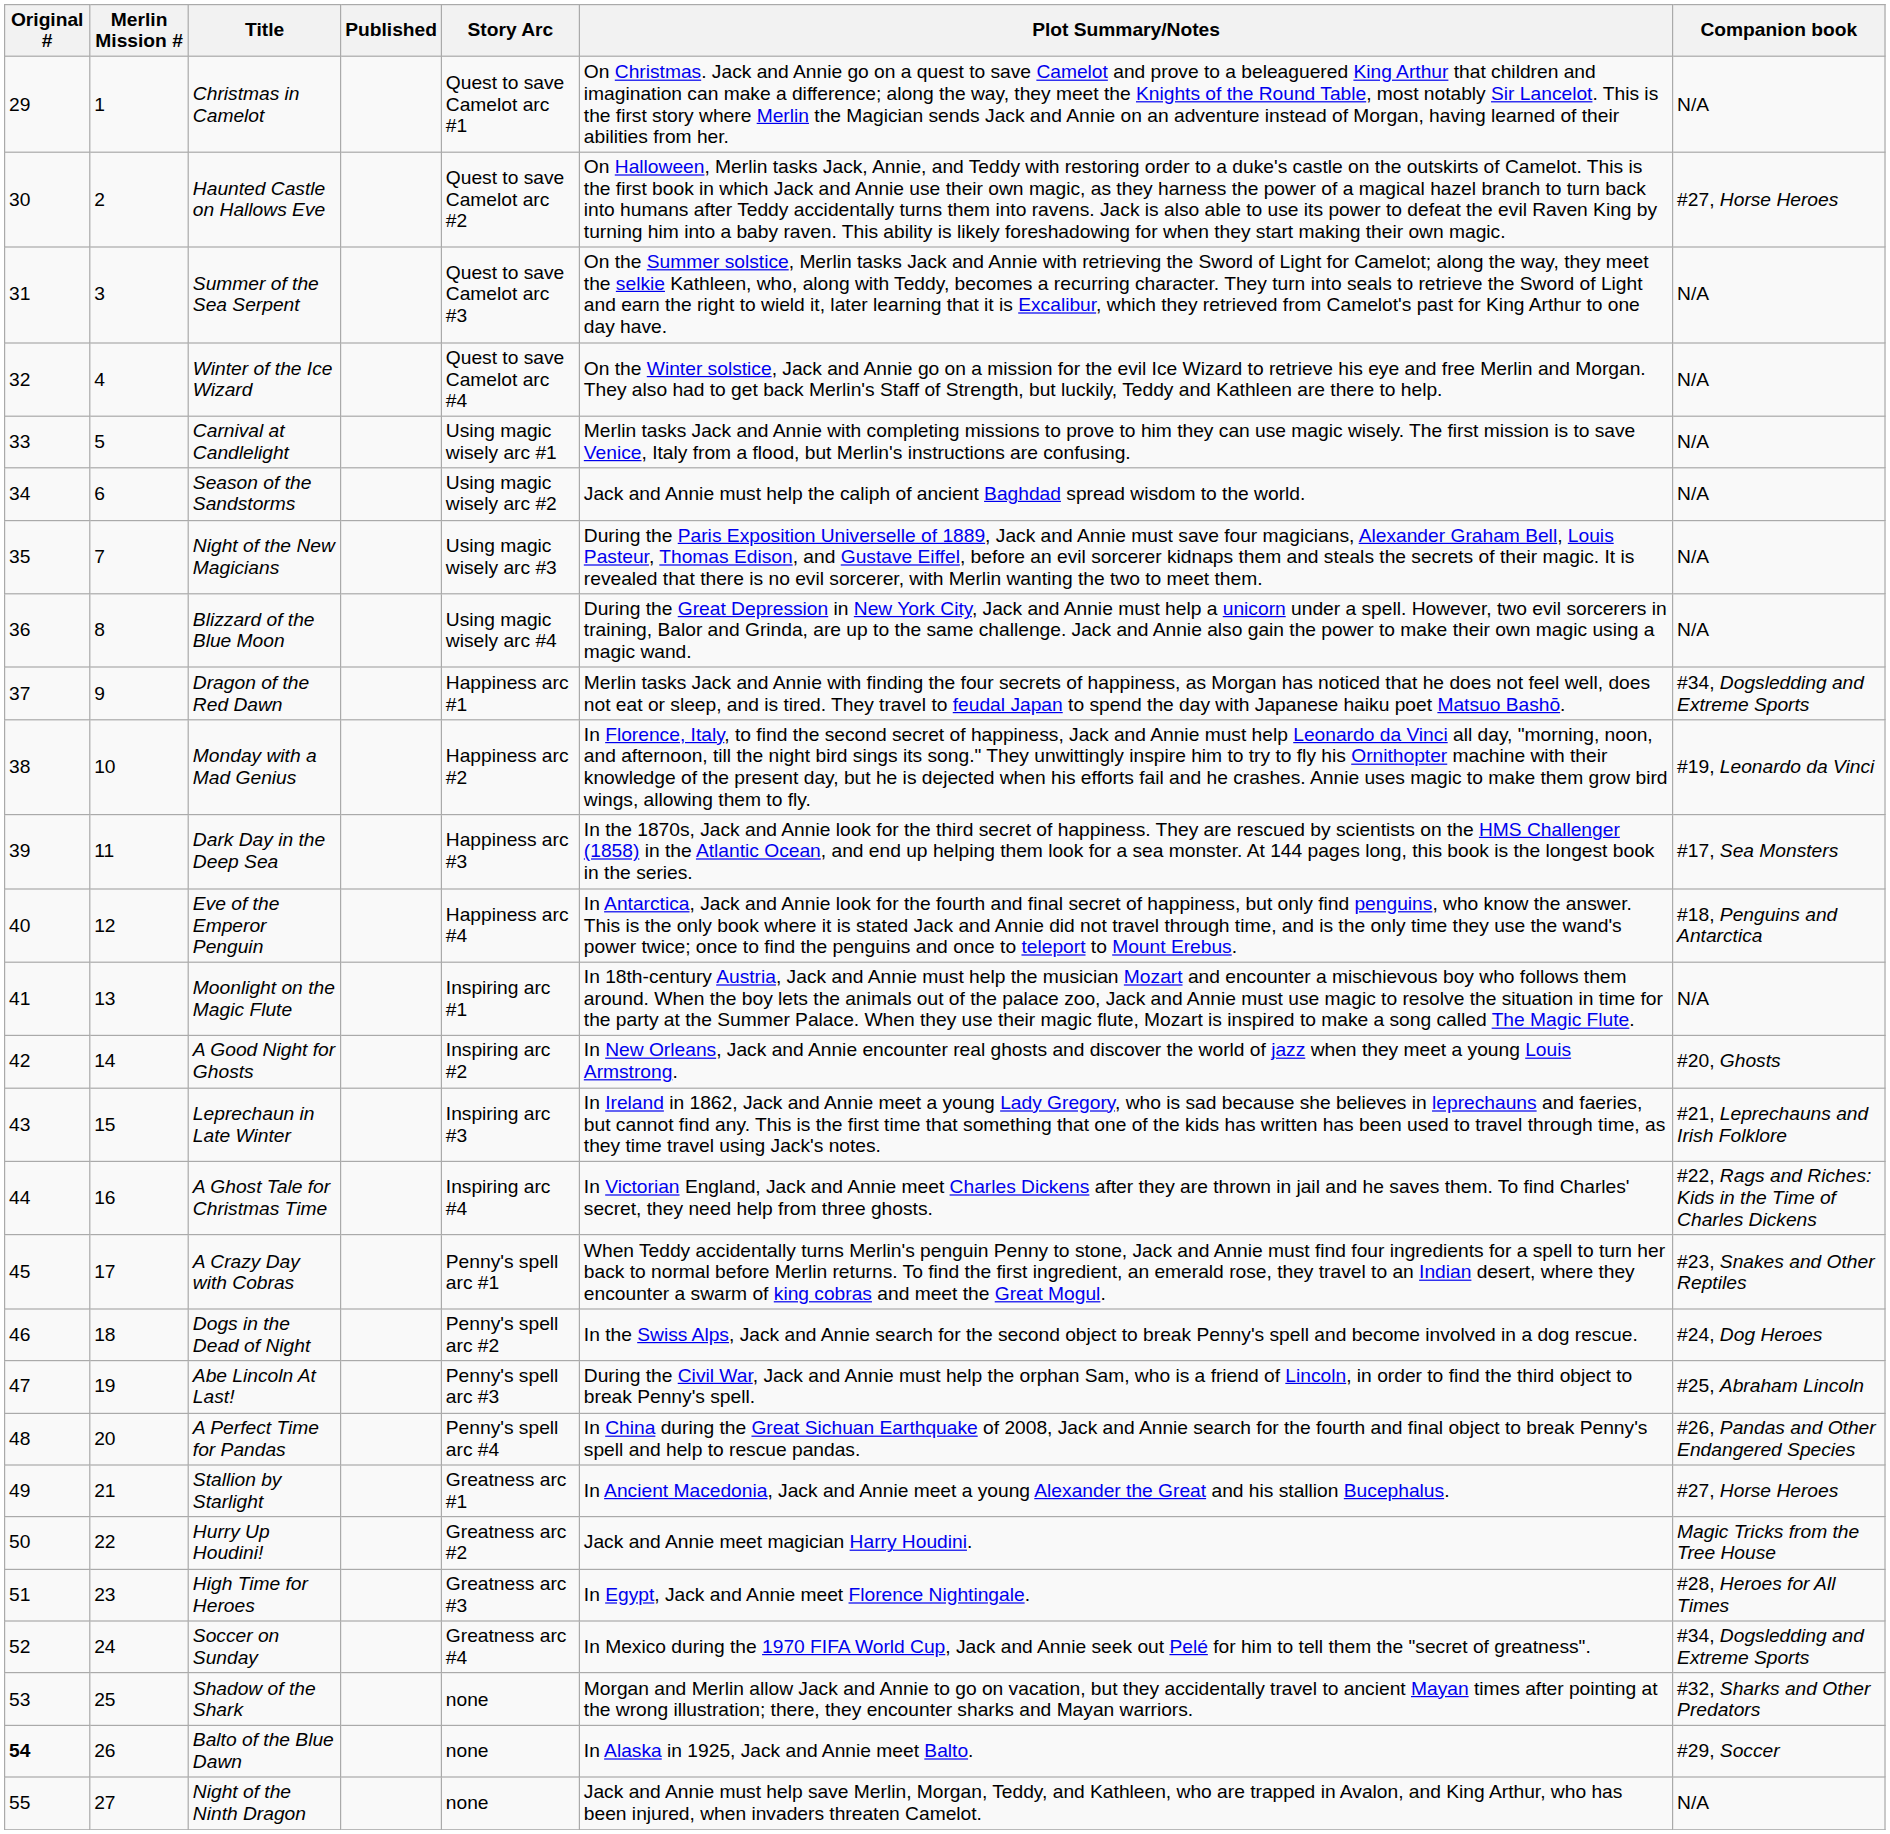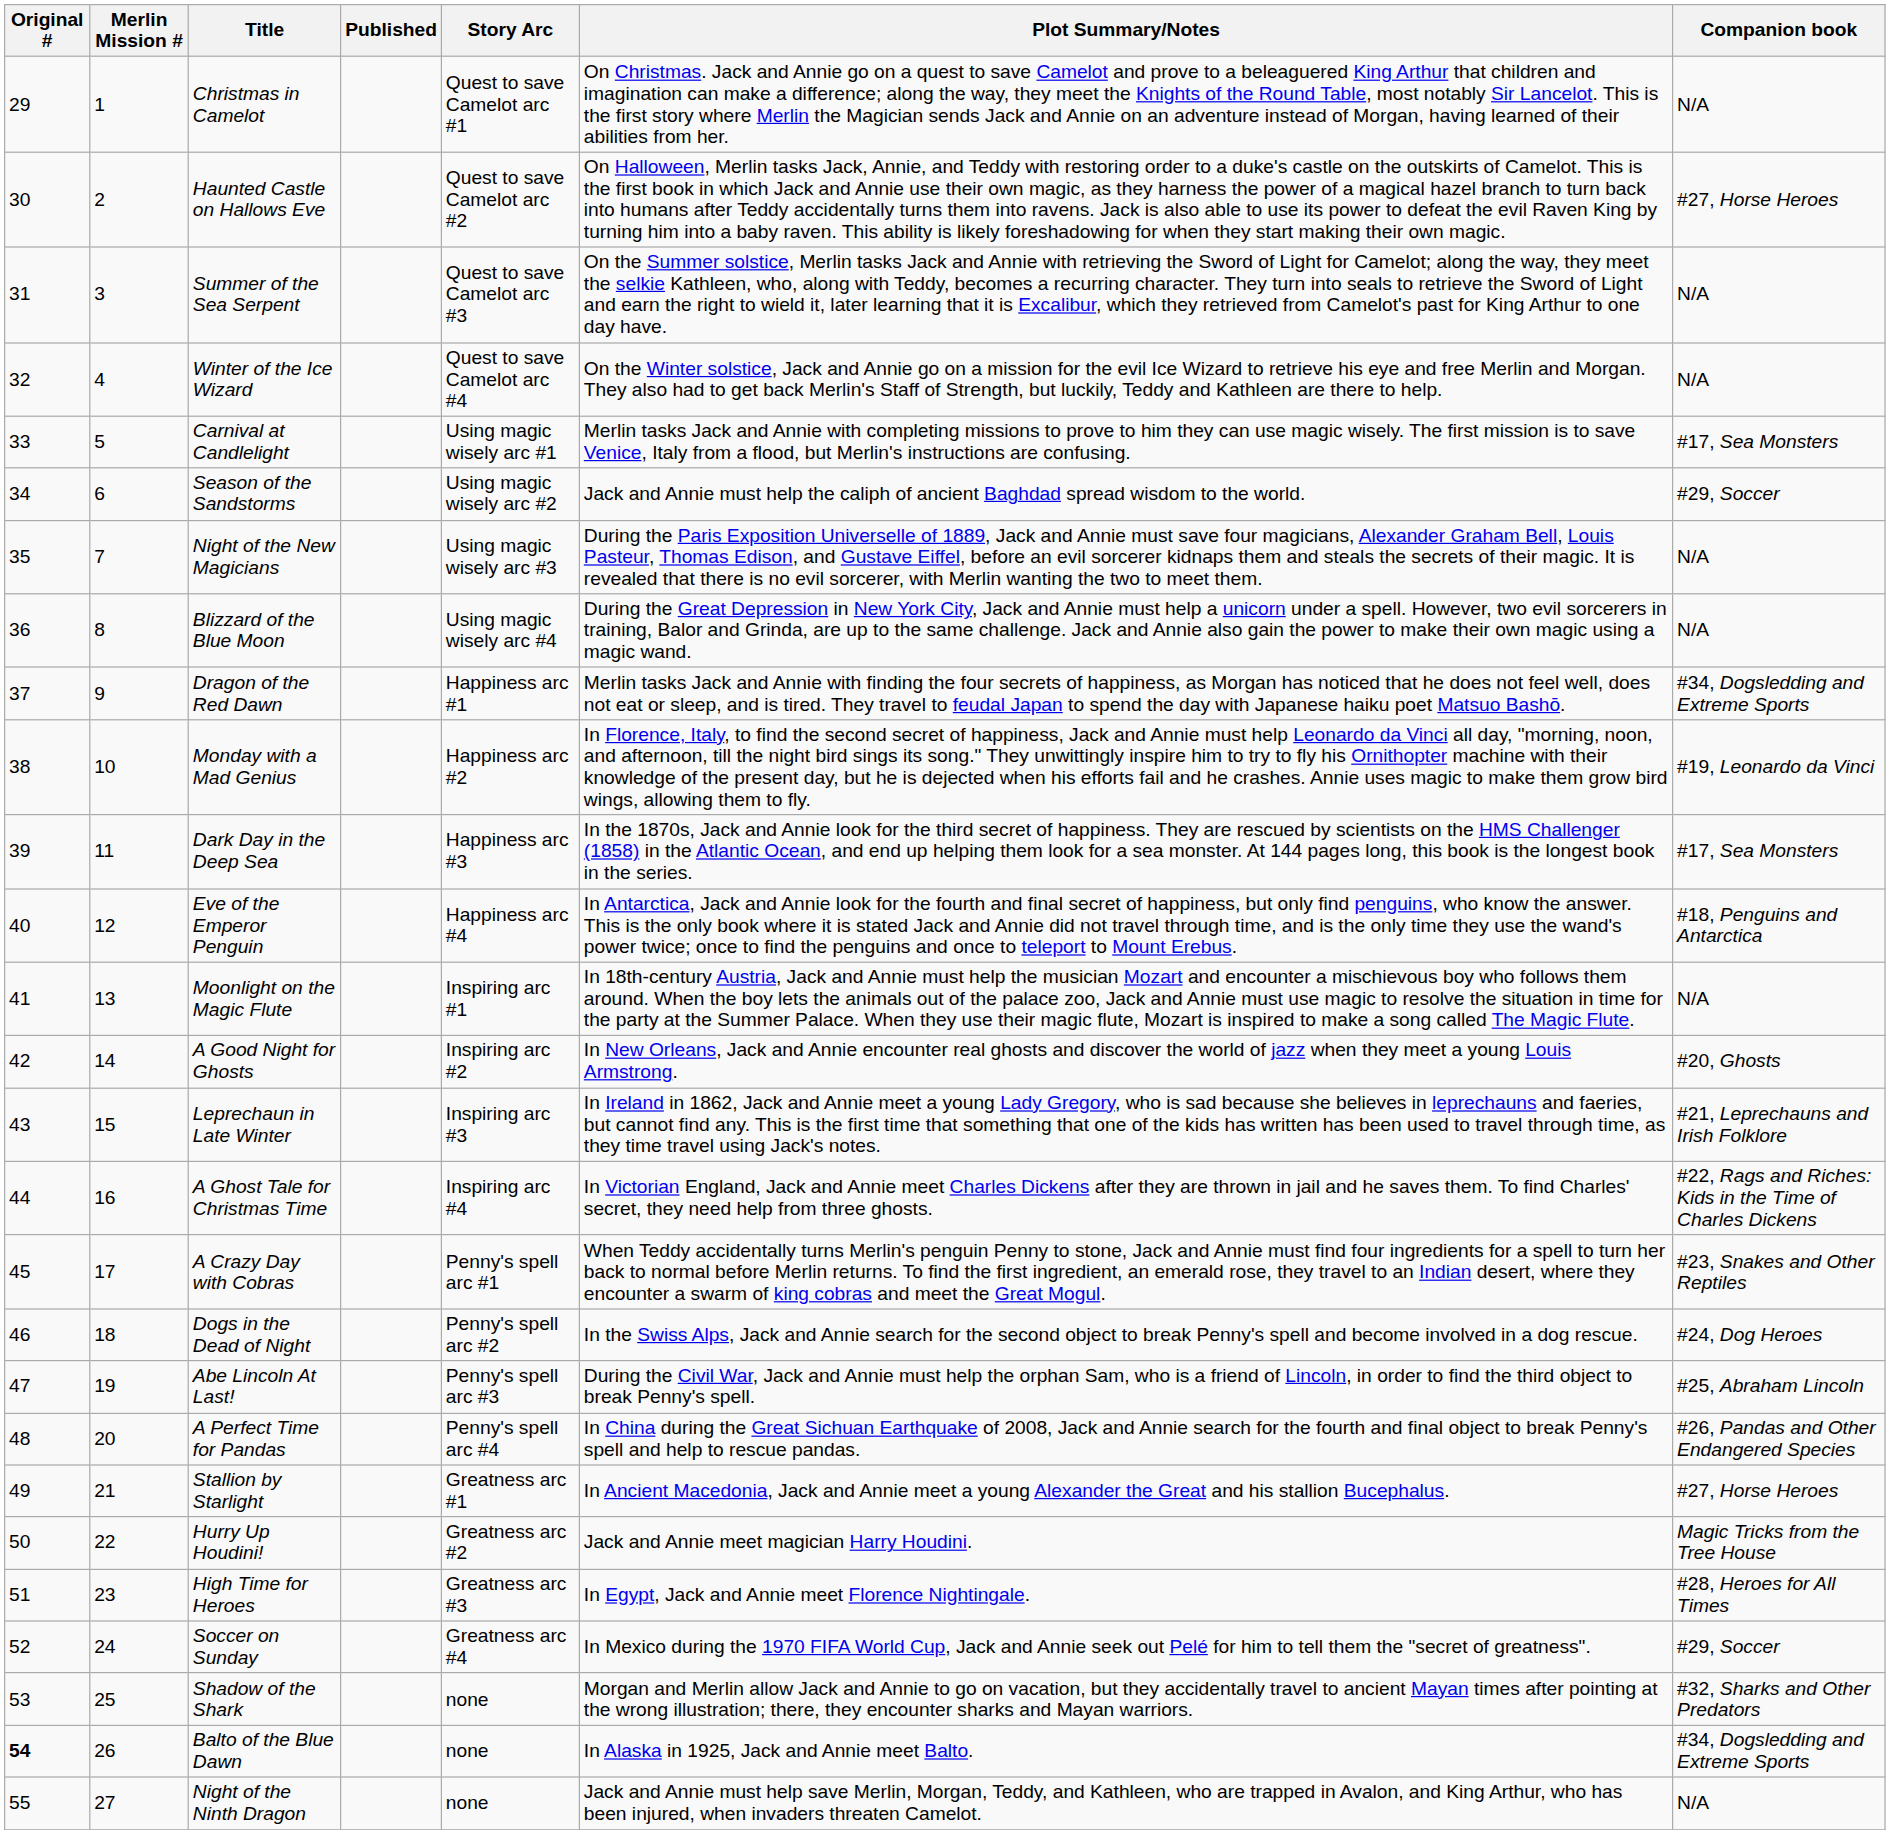(1693, 441) N/A -> (1758, 441) #17, Sea Monsters
(1693, 494) N/A -> (1728, 494) #29, Soccer
(1771, 1646) #34, Dogsledding and Extreme Sports -> (1728, 1646) #29, Soccer
(1728, 1751) #29, Soccer -> (1771, 1751) #34, Dogsledding and Extreme Sports
